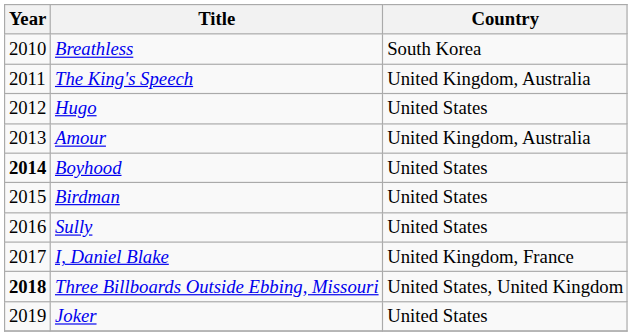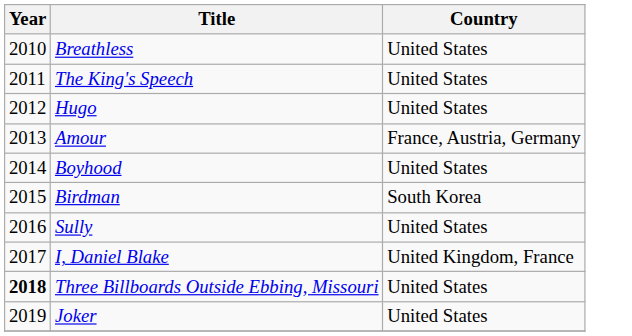(434, 49) South Korea -> (437, 49) United States
(489, 78) United Kingdom, Australia -> (437, 78) United States
(489, 138) United Kingdom, Australia -> (484, 138) France, Austria, Germany
(28, 167) bold -> (28, 167) normal
(437, 197) United States -> (434, 197) South Korea
(505, 286) United States, United Kingdom -> (437, 286) United States
